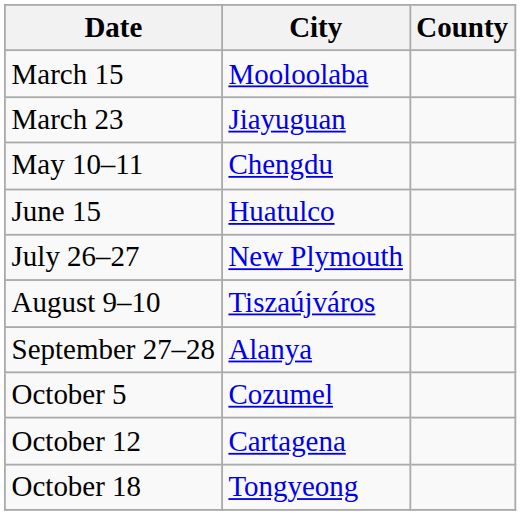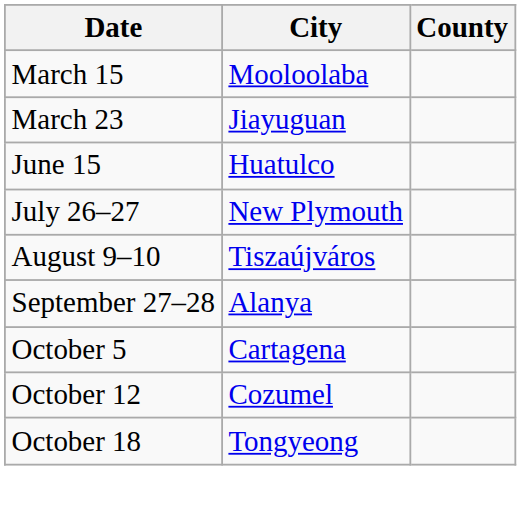- row: (77, 165)
(281, 394) Cozumel -> (287, 348) Cartagena
(287, 440) Cartagena -> (281, 394) Cozumel
